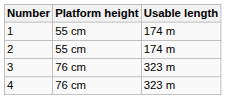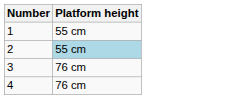- column: (181, 13)
(71, 49) no background -> (71, 49) lightblue background
